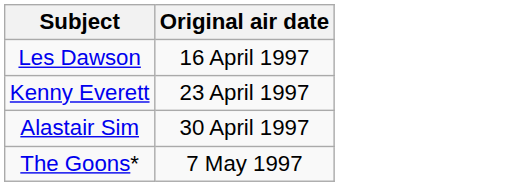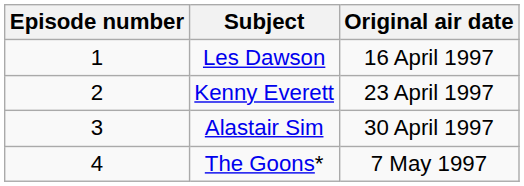+ column: (97, 22)
